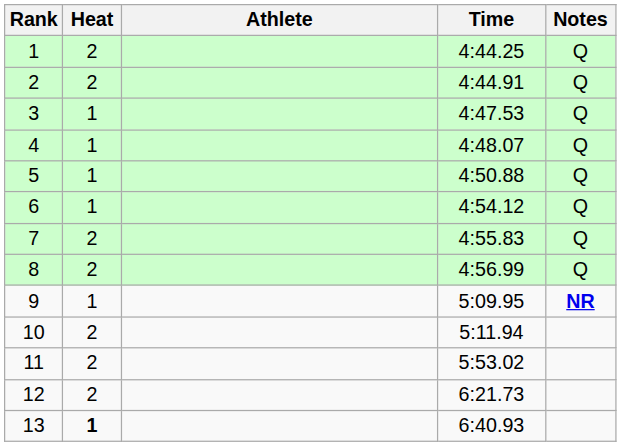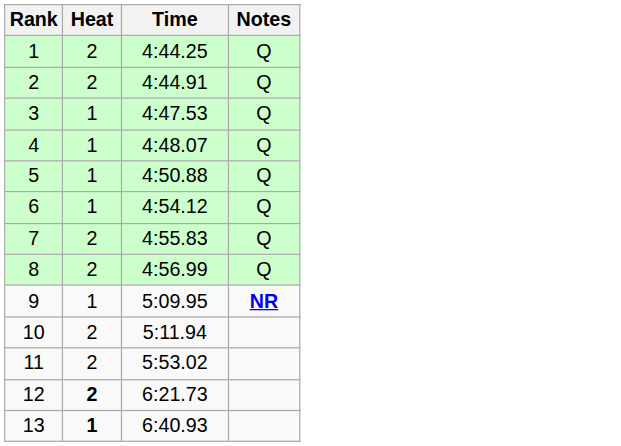- column: (279, 20)
(92, 394) normal -> (92, 394) bold
